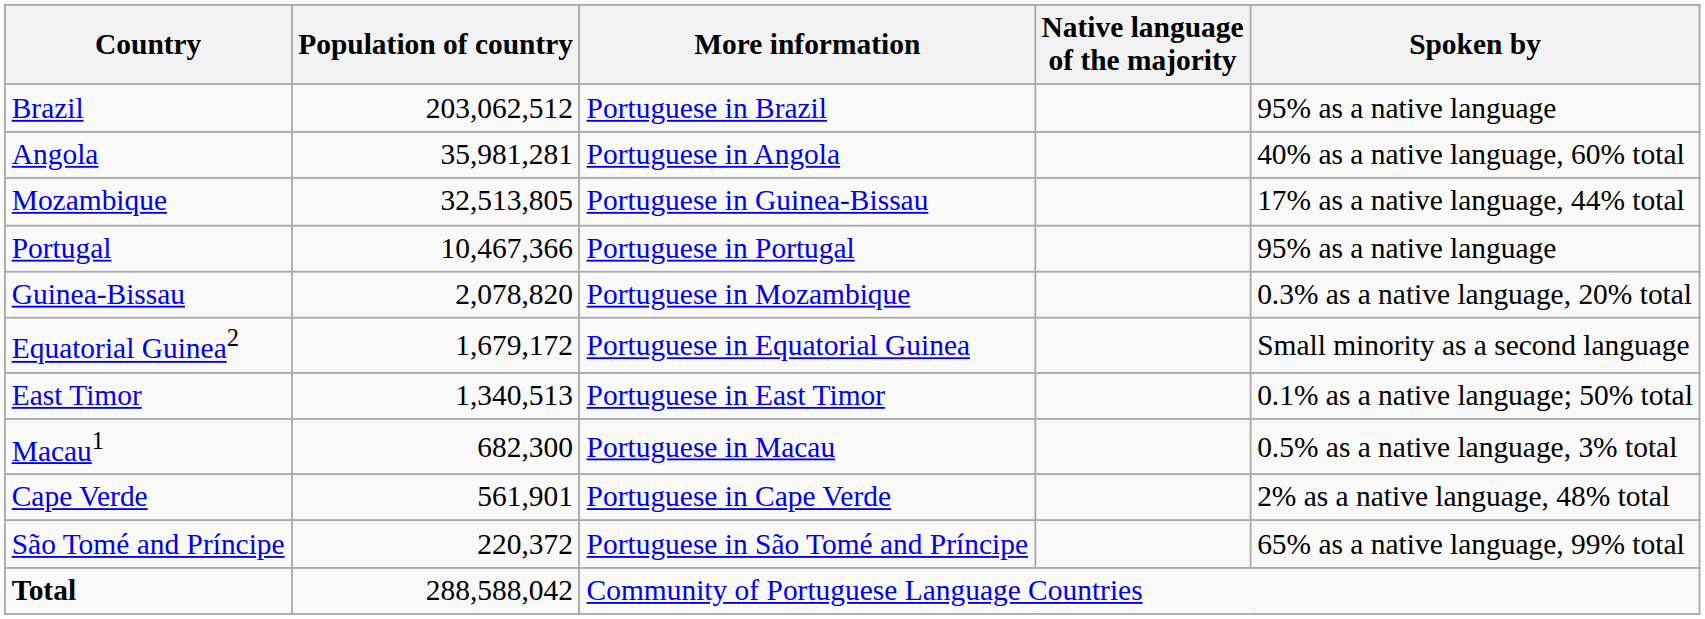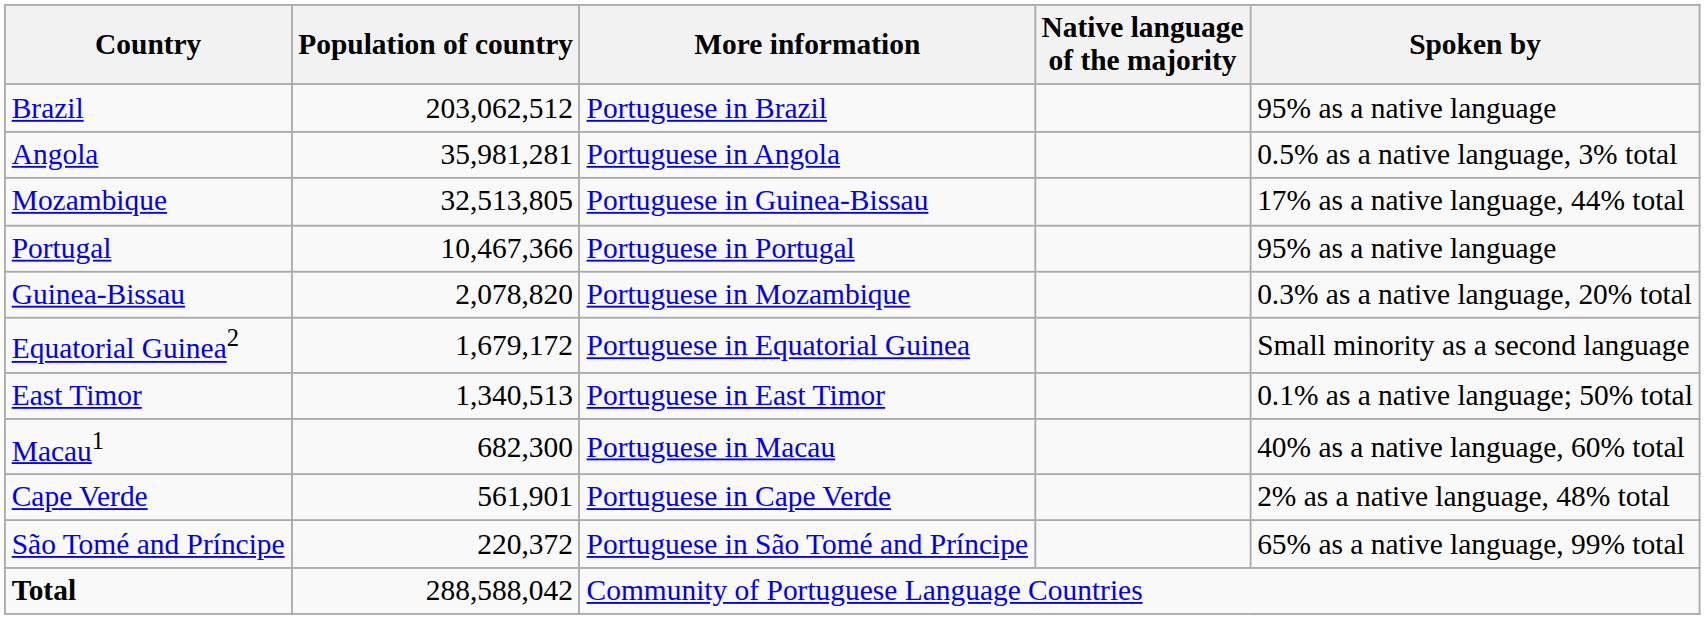(1471, 154) 40% as a native language, 60% total -> (1467, 154) 0.5% as a native language, 3% total
(1467, 446) 0.5% as a native language, 3% total -> (1471, 446) 40% as a native language, 60% total
